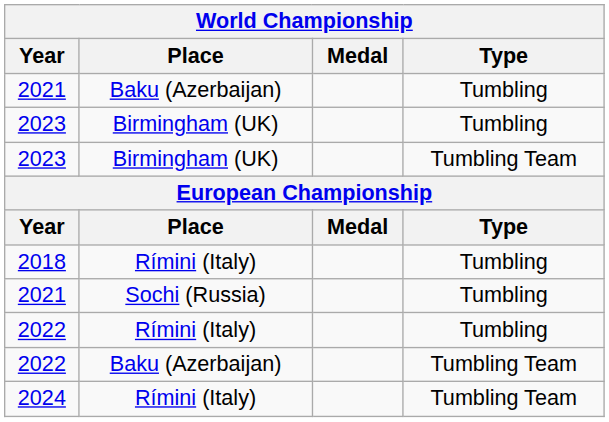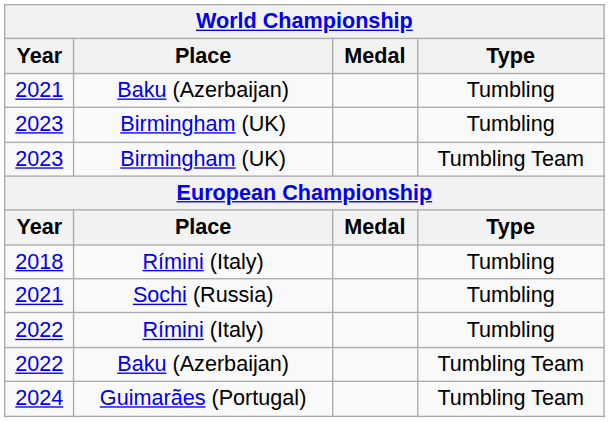(196, 398) Rímini (Italy) -> (203, 398) Guimarães (Portugal)
